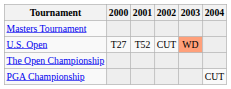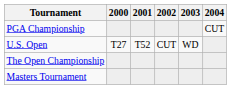rows swapped: (47, 28) <-> (46, 76)
(190, 44) lightsalmon background -> (190, 44) no background
